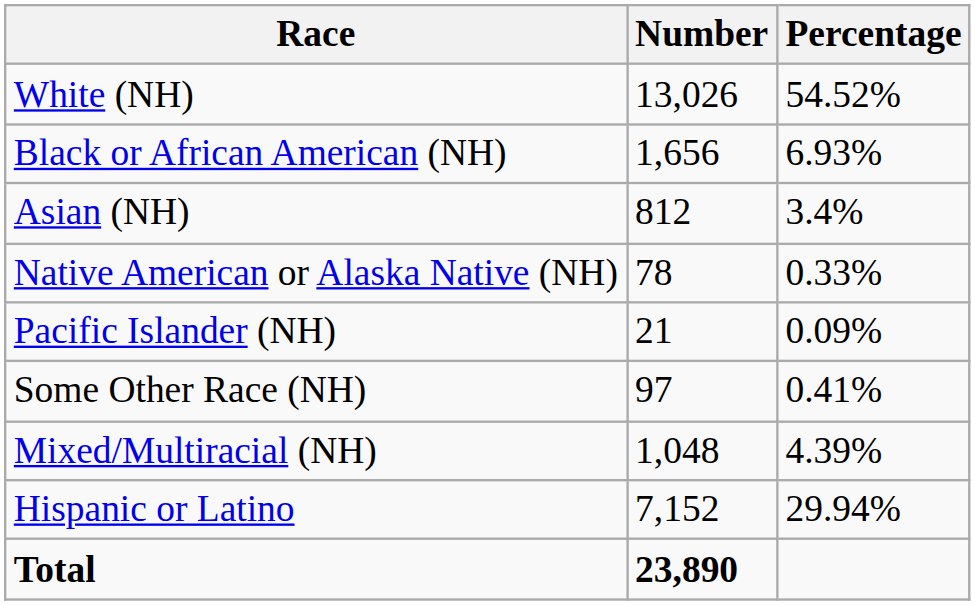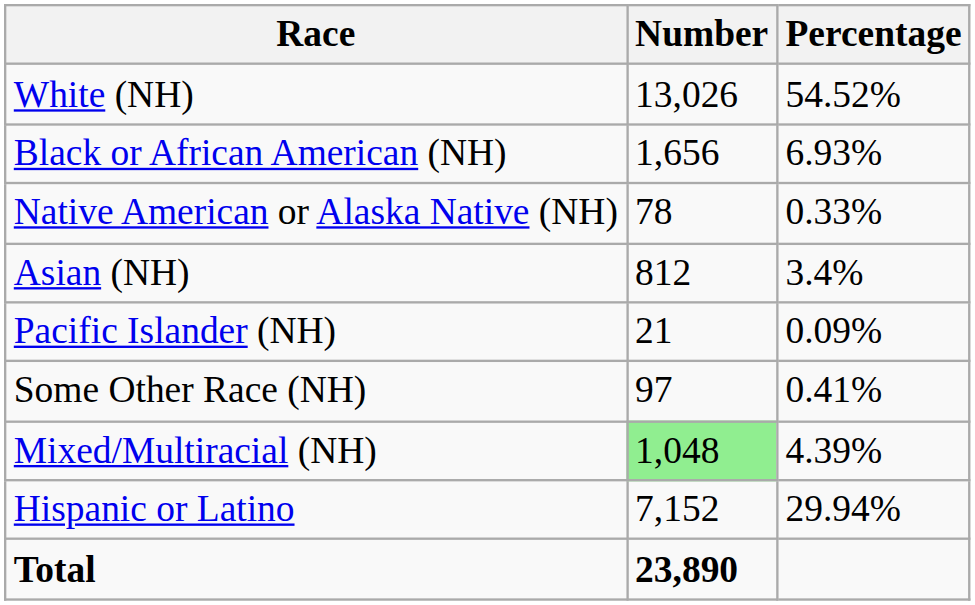rows swapped: (316, 271) <-> (102, 212)
(677, 449) no background -> (677, 449) lightgreen background
